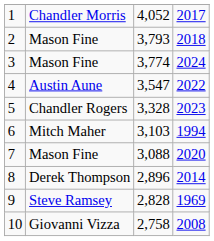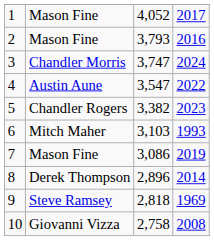(77, 16) Chandler Morris -> (64, 16) Mason Fine
(191, 39) 2018 -> (191, 39) 2016
(64, 62) Mason Fine -> (77, 62) Chandler Morris
(153, 62) 3,774 -> (153, 62) 3,747
(153, 108) 3,328 -> (153, 108) 3,382
(191, 131) 1994 -> (191, 131) 1993
(153, 154) 3,088 -> (153, 154) 3,086
(191, 154) 2020 -> (191, 154) 2019
(153, 200) 2,828 -> (153, 200) 2,818
